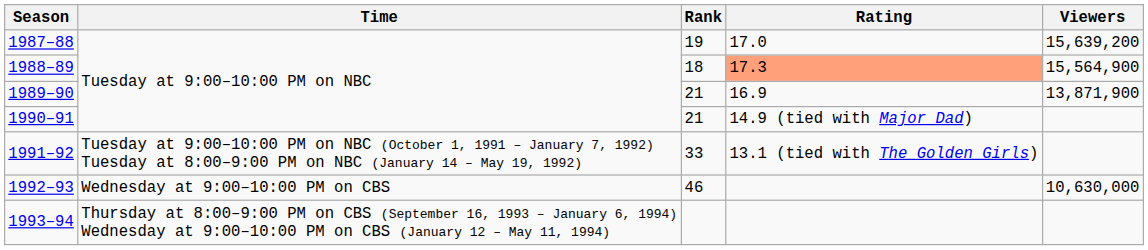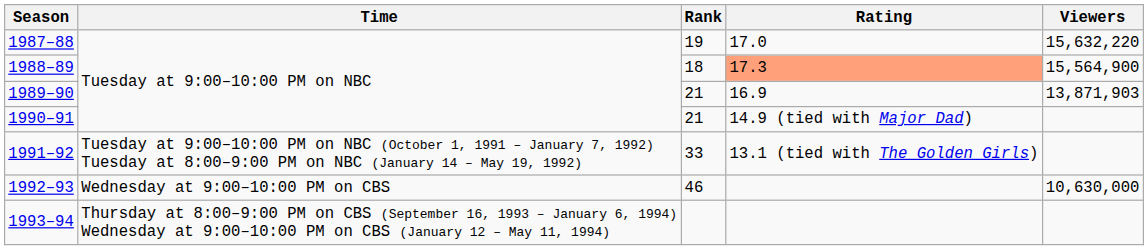(1093, 43) 15,639,200 -> (1093, 43) 15,632,220
(1093, 94) 13,871,900 -> (1093, 94) 13,871,903
